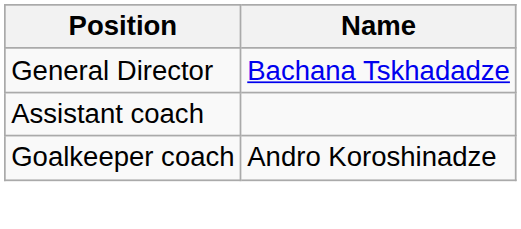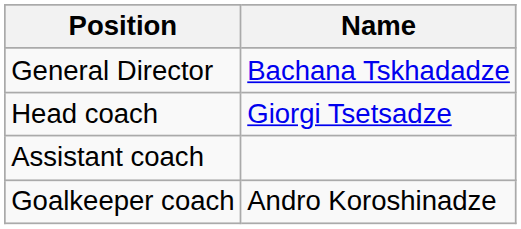+ row: (85, 113)
